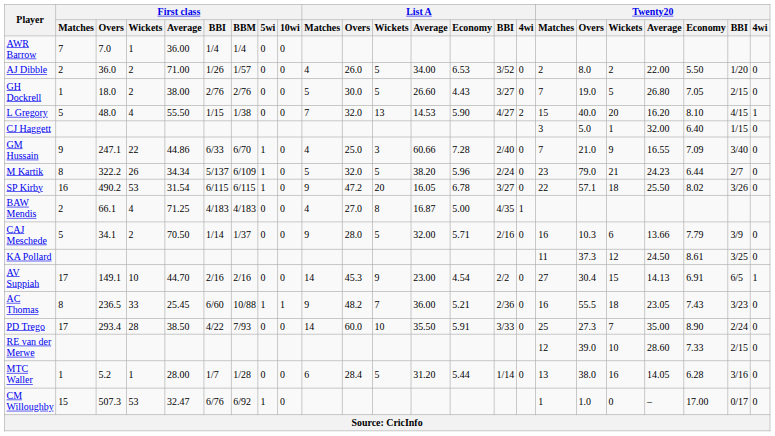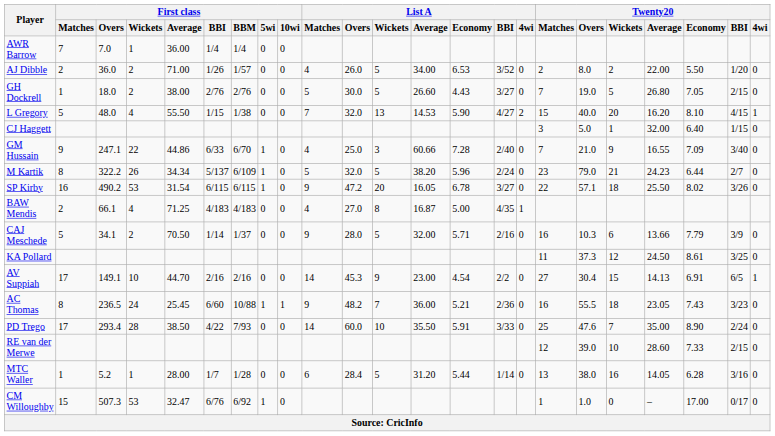(133, 305) 33 -> (133, 305) 24
(587, 326) 27.3 -> (587, 326) 47.6
